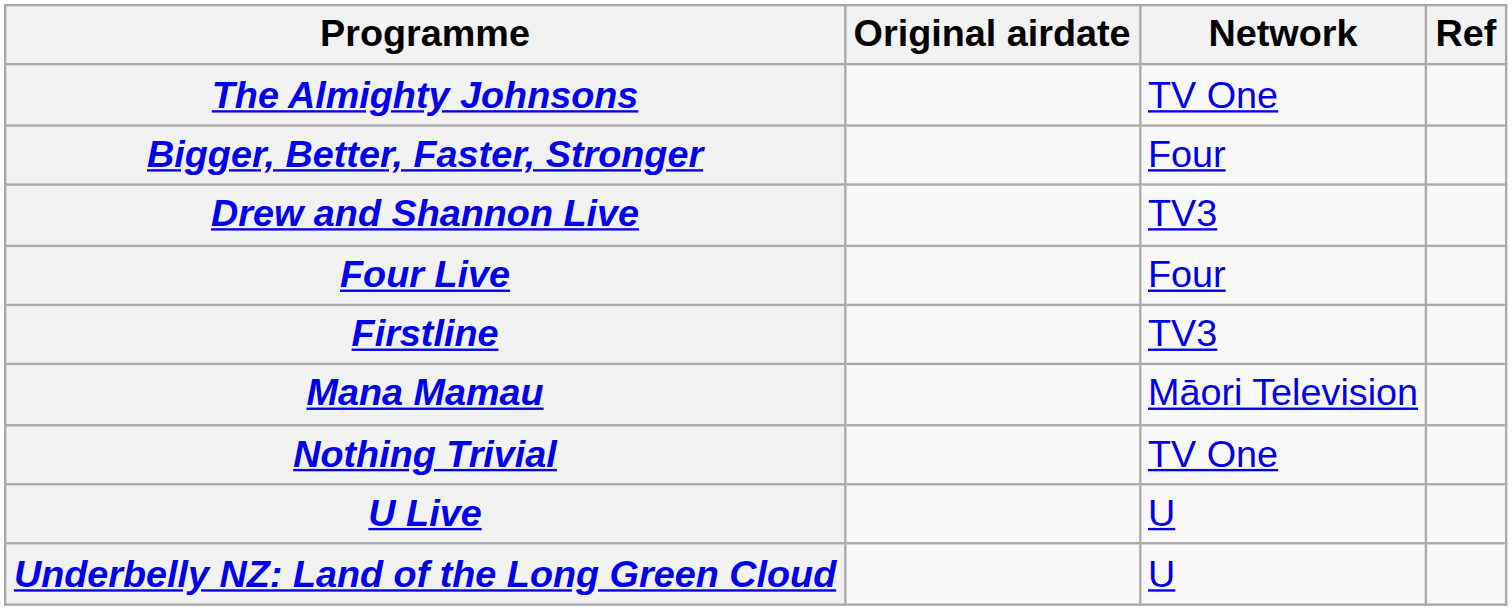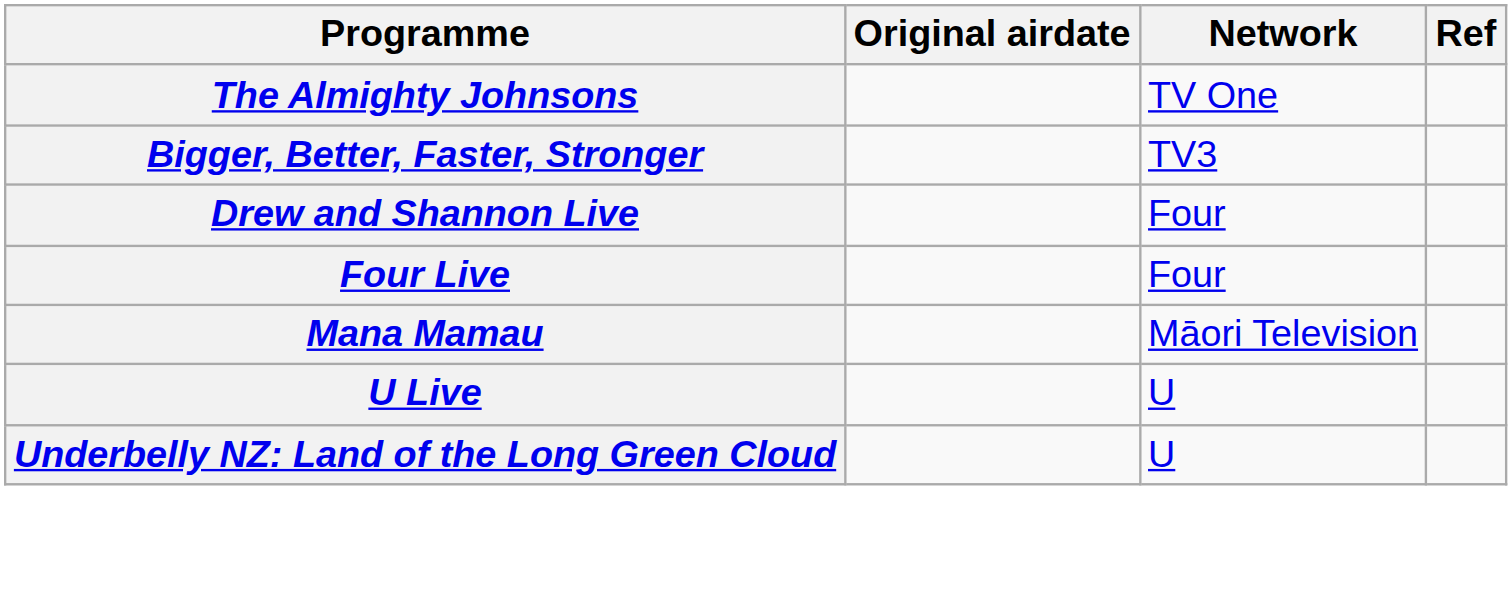(1187, 154) Four -> (1183, 154) TV3
(1183, 214) TV3 -> (1187, 214) Four
- row: (425, 333)
- row: (425, 453)
